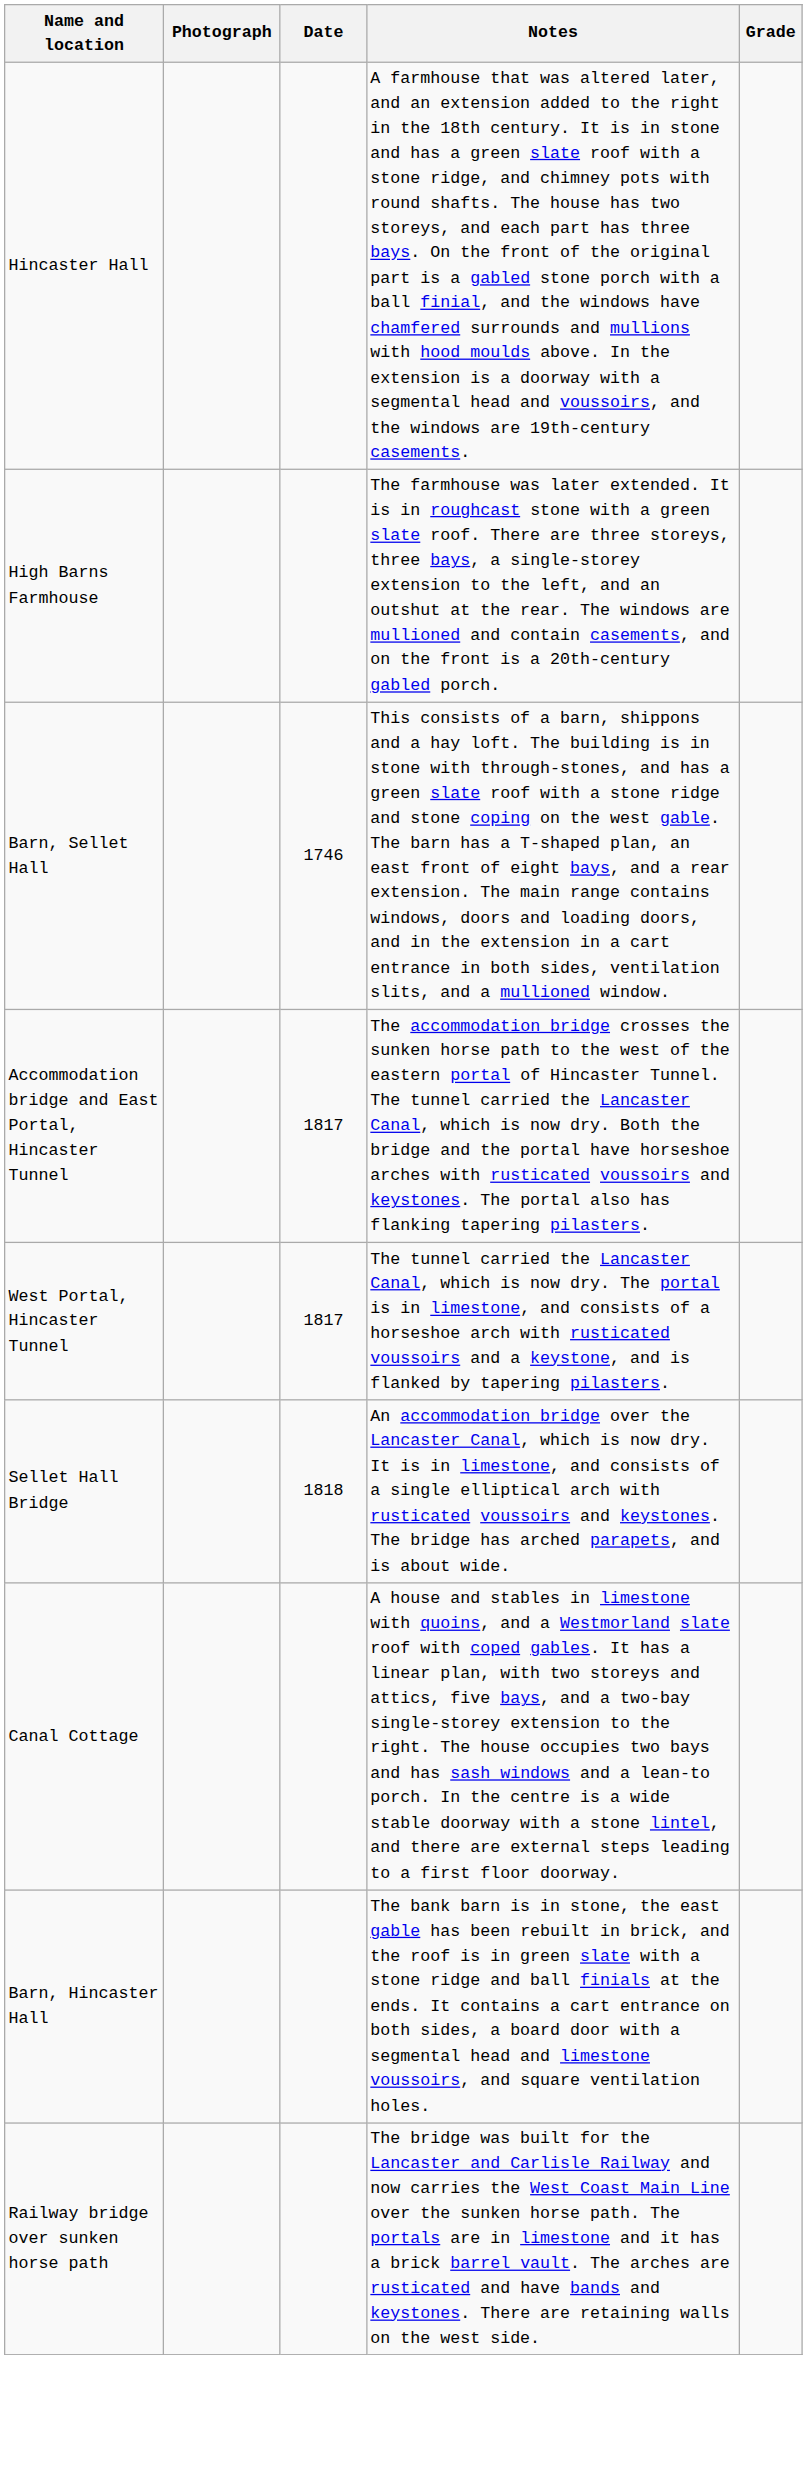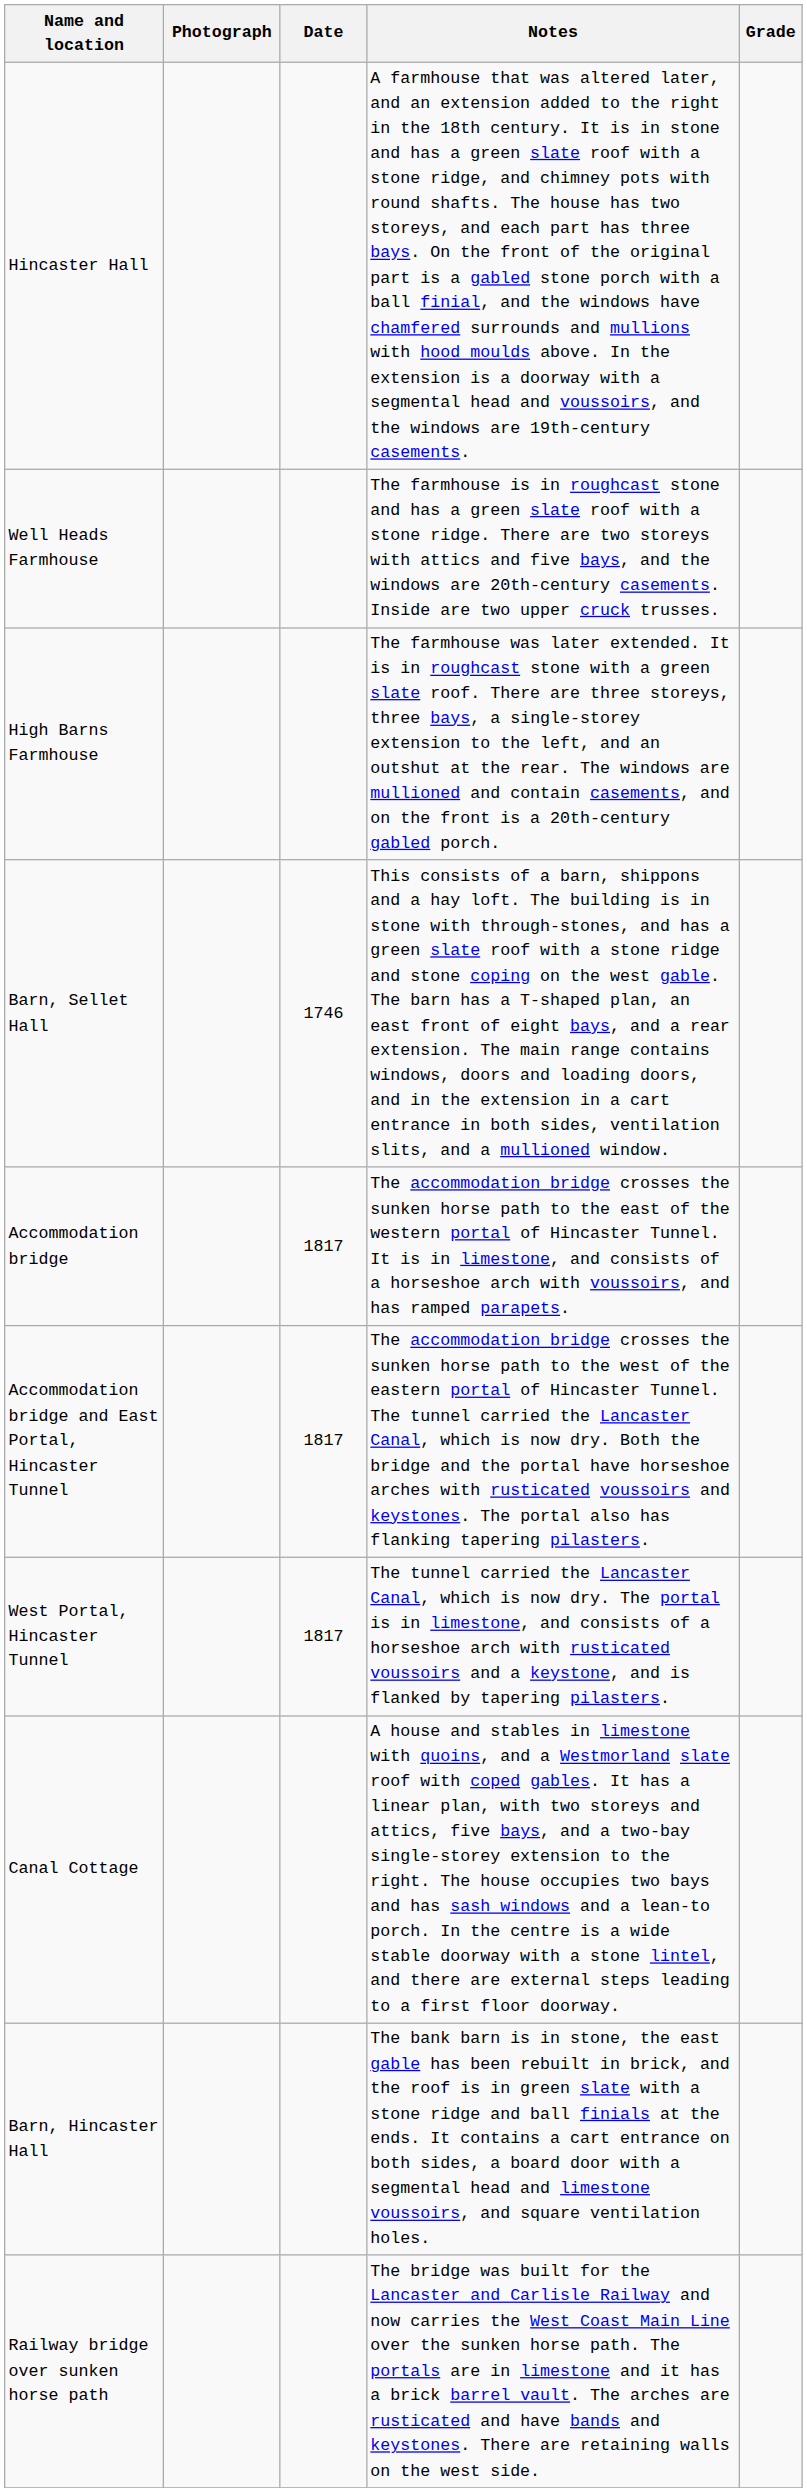+ row: (59, 548)
+ row: (74, 1246)
- row: (64, 1491)
